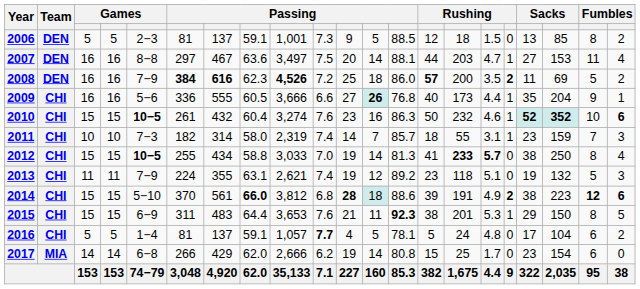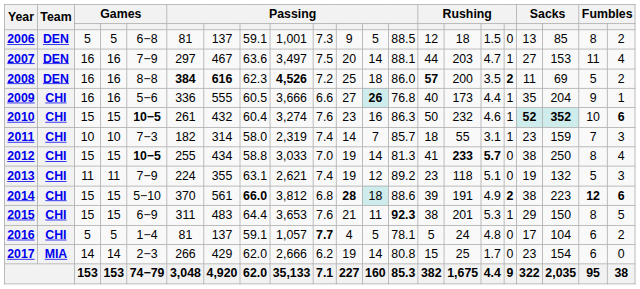(147, 39) 2−3 -> (147, 39) 6−8
(147, 59) 8−8 -> (147, 59) 7−9
(147, 78) 7−9 -> (147, 78) 8−8
(147, 254) 6−8 -> (147, 254) 2−3
